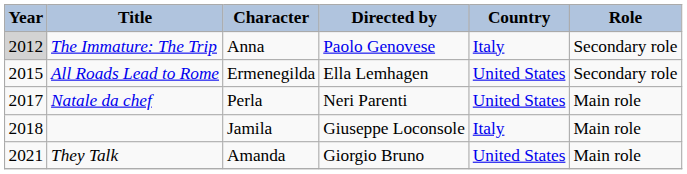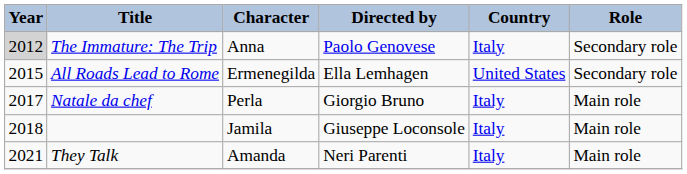(365, 100) Neri Parenti -> (374, 100) Giorgio Bruno
(519, 100) United States -> (489, 100) Italy
(374, 155) Giorgio Bruno -> (365, 155) Neri Parenti
(519, 155) United States -> (489, 155) Italy
